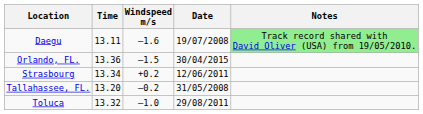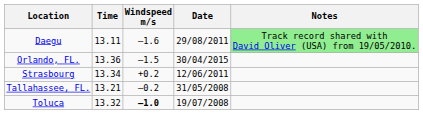(202, 41) 19/07/2008 -> (202, 41) 29/08/2011
(108, 88) 13.20 -> (108, 88) 13.21
(148, 103) normal -> (148, 103) bold
(202, 103) 29/08/2011 -> (202, 103) 19/07/2008
